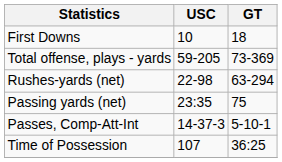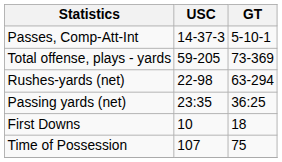rows swapped: (44, 37) <-> (73, 124)
(239, 102) 75 -> (248, 102) 36:25
(248, 146) 36:25 -> (239, 146) 75
